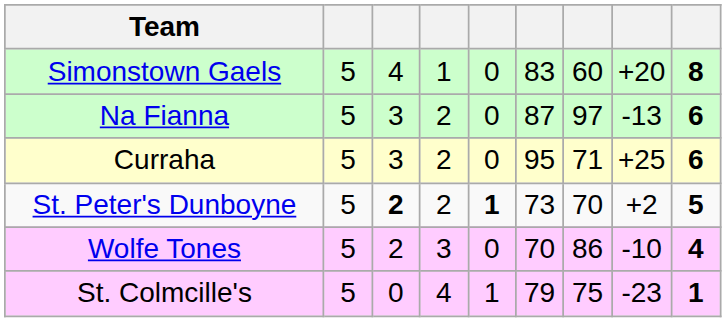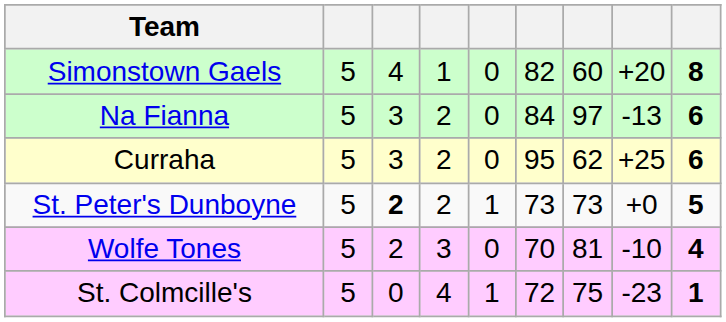(540, 71) 83 -> (540, 71) 82
(540, 115) 87 -> (540, 115) 84
(588, 159) 71 -> (588, 159) 62
(492, 204) bold -> (492, 204) normal
(588, 204) 70 -> (588, 204) 73
(642, 204) +2 -> (642, 204) +0
(588, 248) 86 -> (588, 248) 81
(540, 293) 79 -> (540, 293) 72
